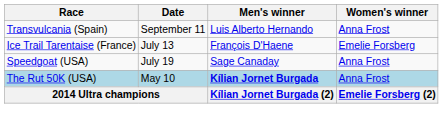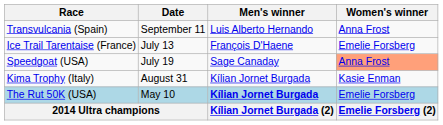(364, 62) no background -> (364, 62) lightsalmon background
+ row: (50, 78)
(364, 78) Anna Frost -> (377, 95) Emelie Forsberg
